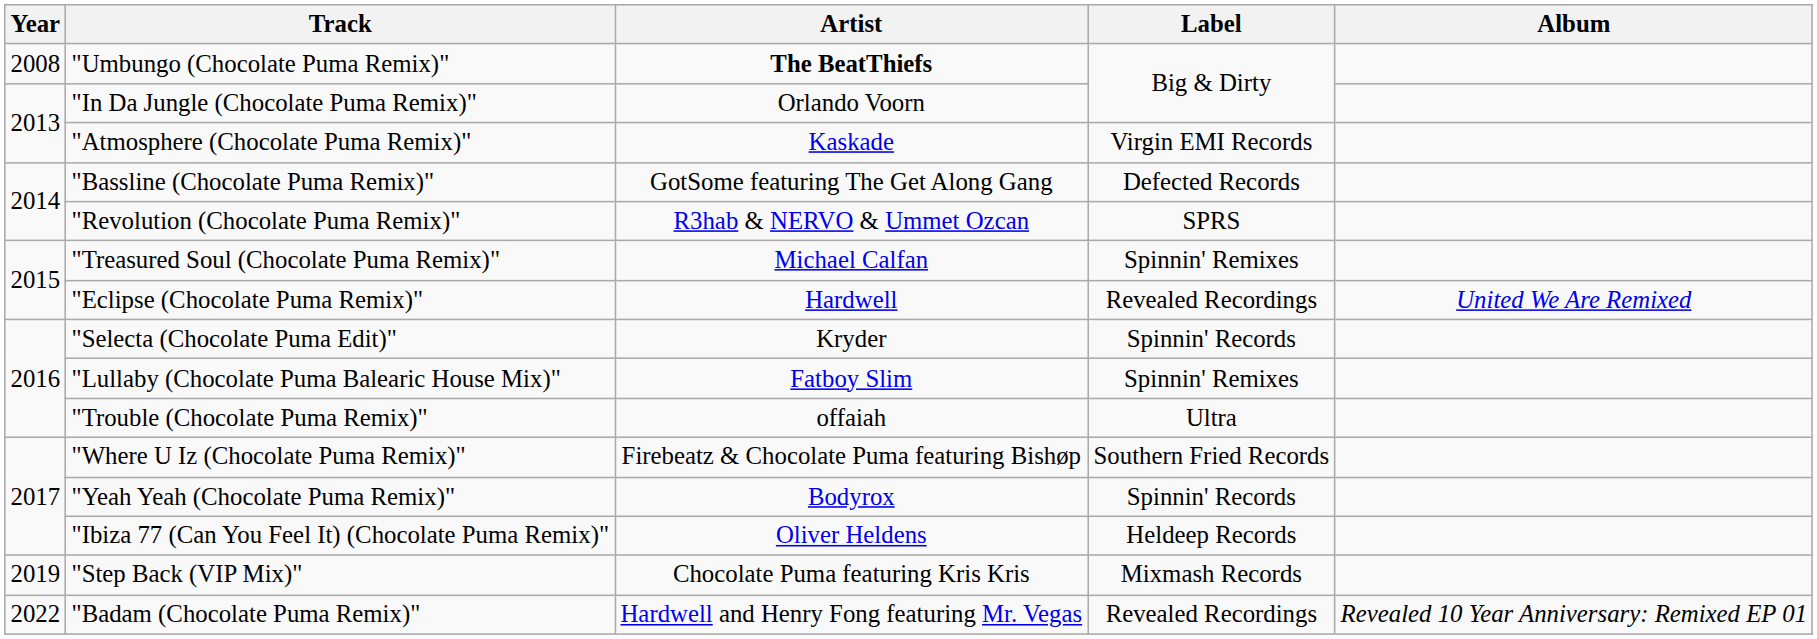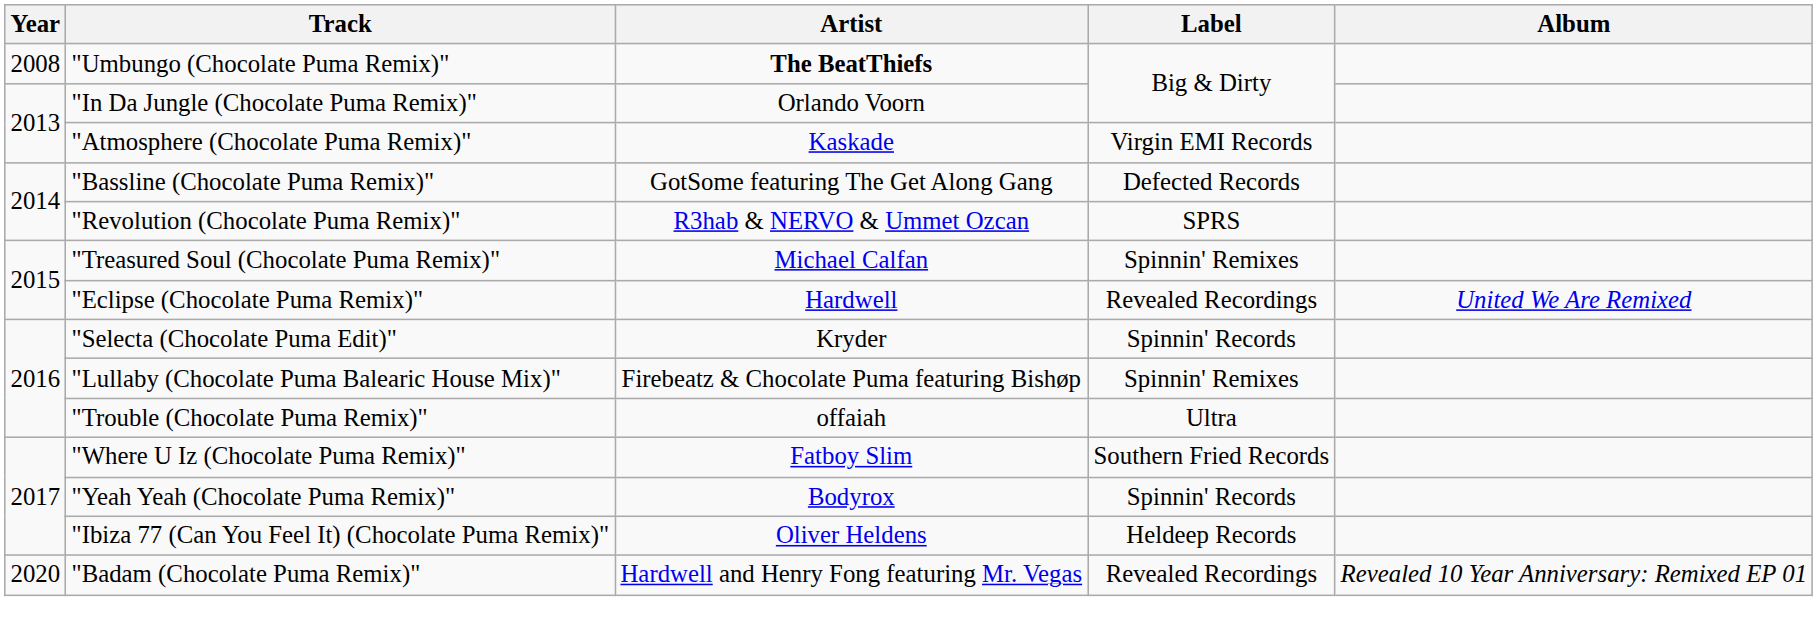(851, 378) Fatboy Slim -> (851, 378) Firebeatz & Chocolate Puma featuring Bishøp
(851, 456) Firebeatz & Chocolate Puma featuring Bishøp -> (851, 456) Fatboy Slim
- row: (187, 574)
(35, 614) 2022 -> (35, 574) 2020
